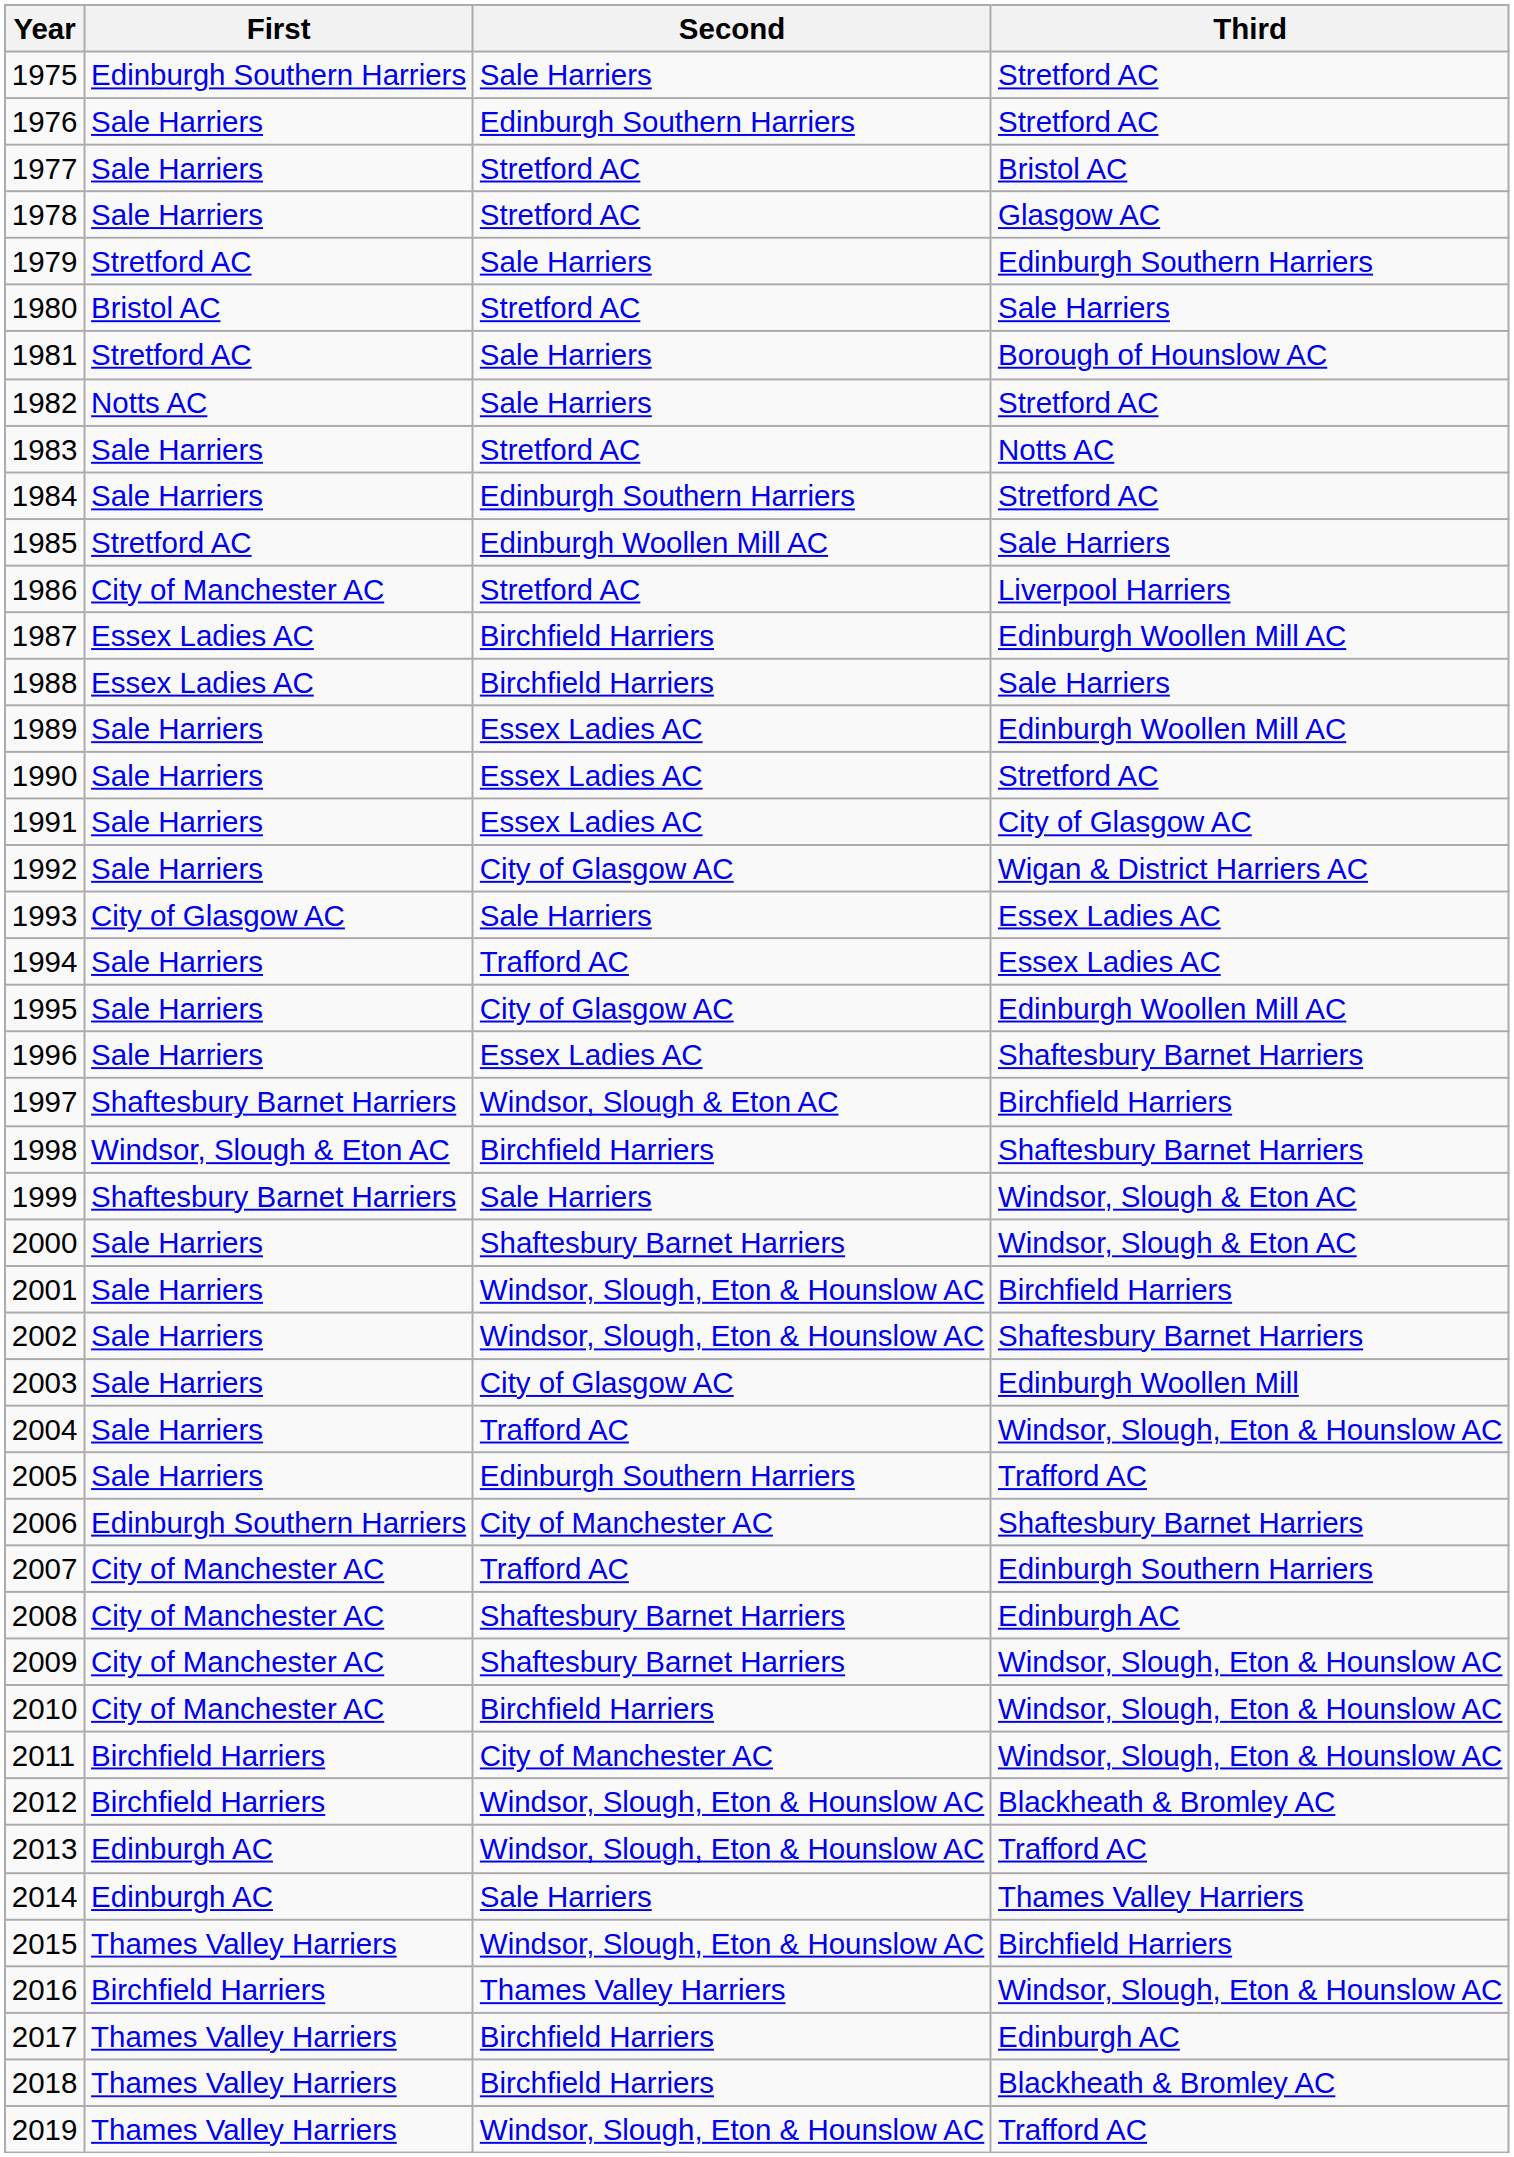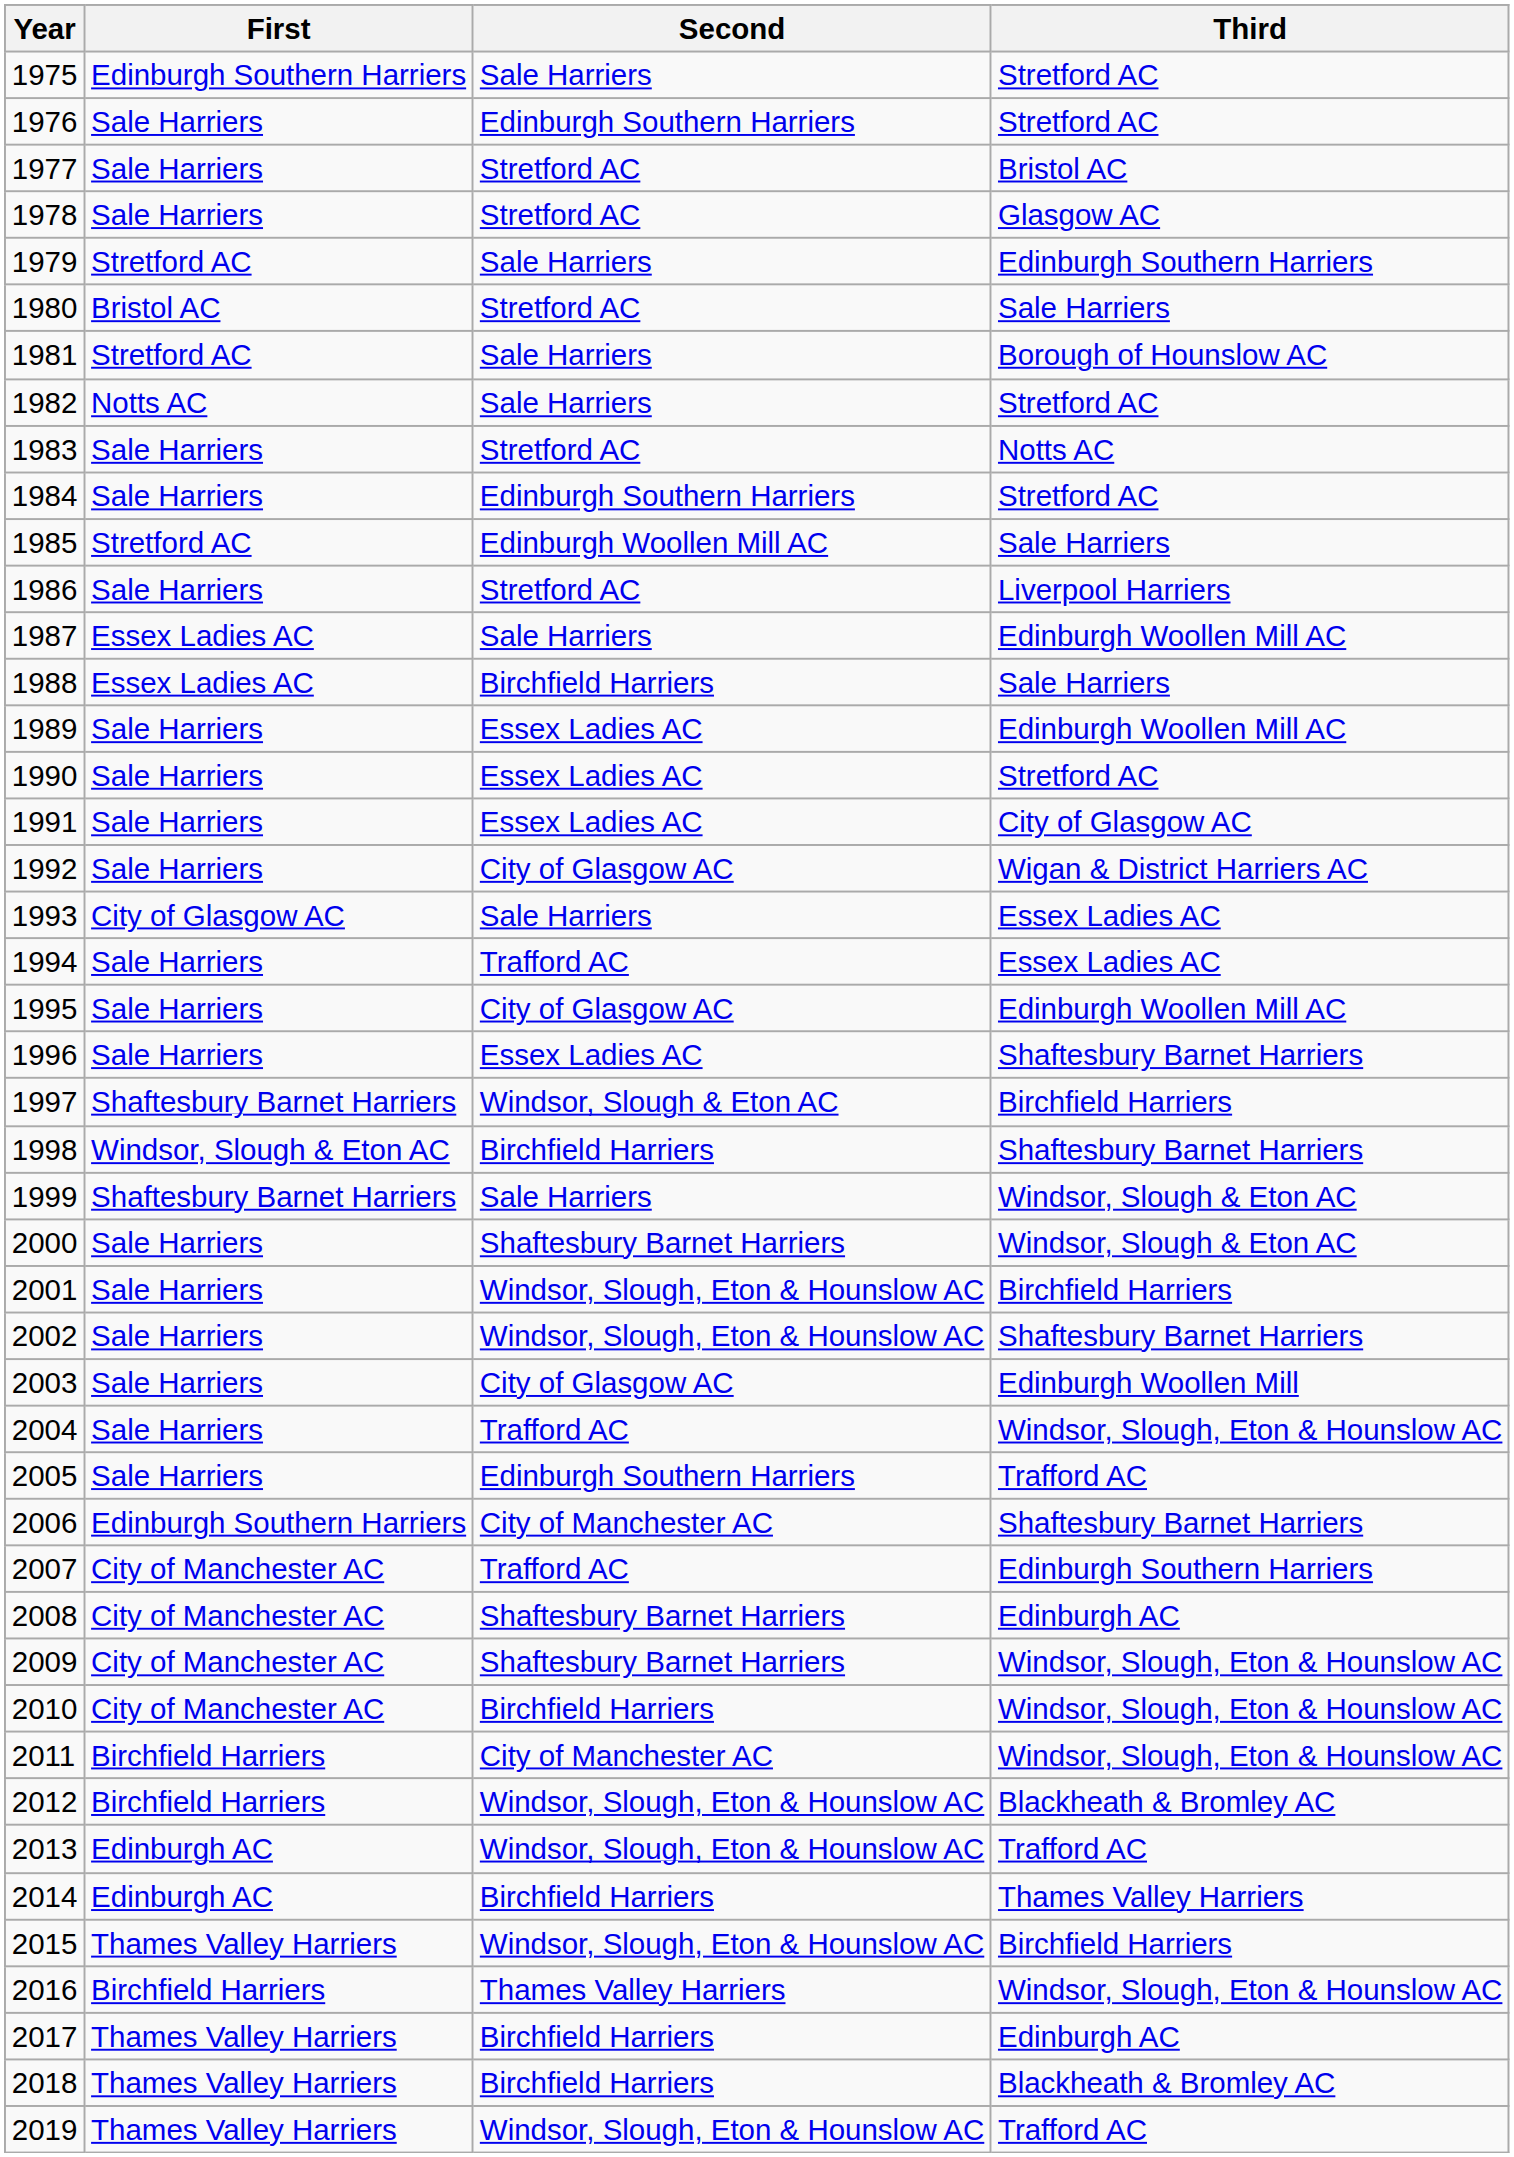(238, 589) City of Manchester AC -> (177, 589) Sale Harriers
(597, 635) Birchfield Harriers -> (566, 635) Sale Harriers
(566, 1896) Sale Harriers -> (597, 1896) Birchfield Harriers
